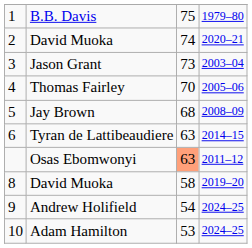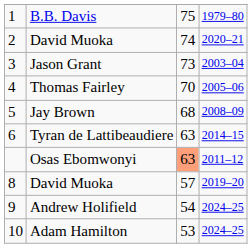(188, 183) 58 -> (188, 183) 57
